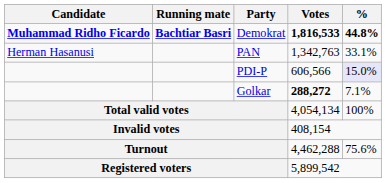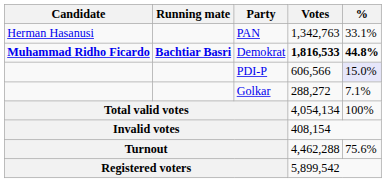rows swapped: (261, 33) <-> (248, 52)
(311, 91) bold -> (311, 91) normal
